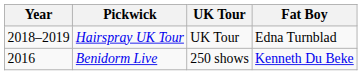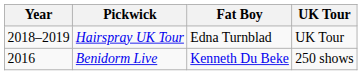columns swapped: (304, 15) <-> (220, 15)
